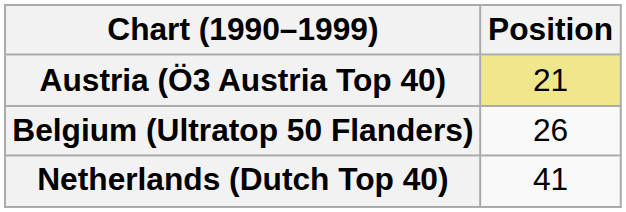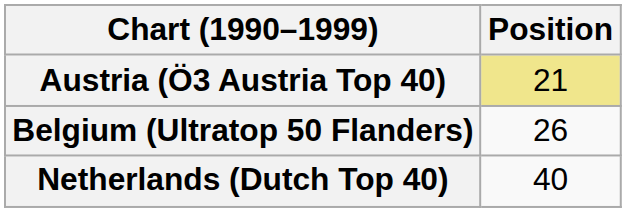(551, 180) 41 -> (551, 180) 40
